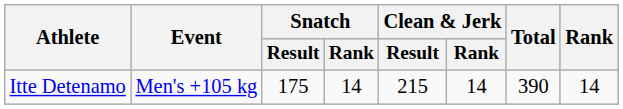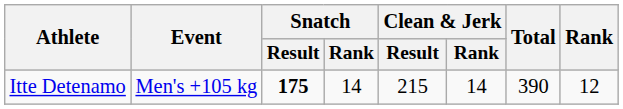(293, 87) normal -> (293, 87) bold
(589, 87) 14 -> (589, 87) 12
